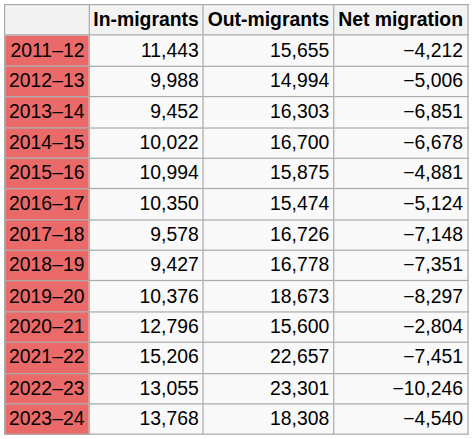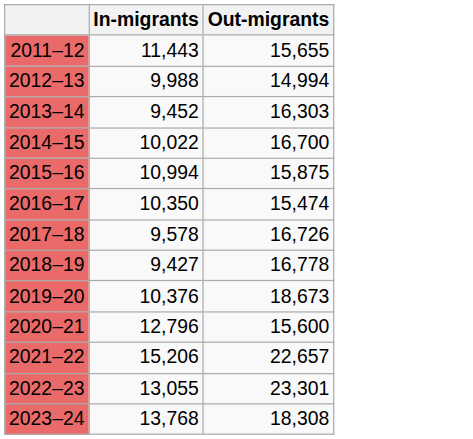- column: (401, 19)
